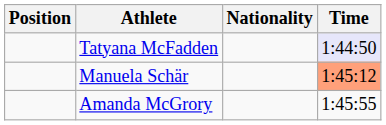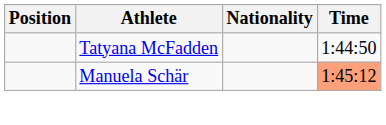(349, 47) lavender background -> (349, 47) no background
- row: (146, 104)
